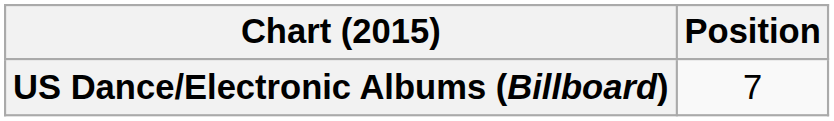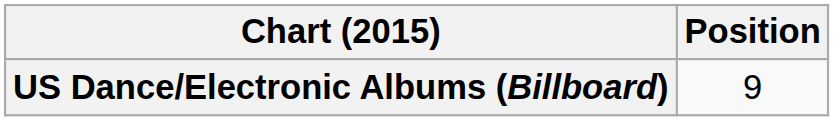(753, 86) 7 -> (753, 86) 9
